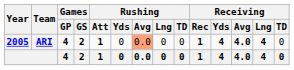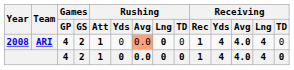(18, 42) 2005 -> (18, 42) 2008
(164, 42) normal -> (164, 42) bold
